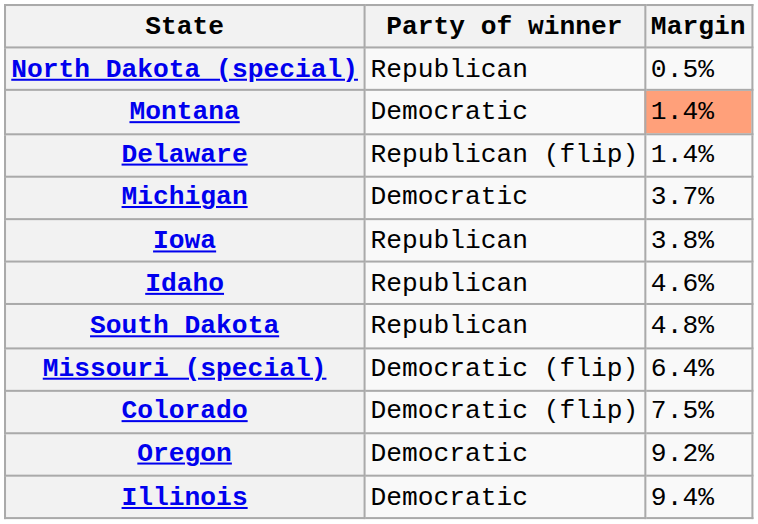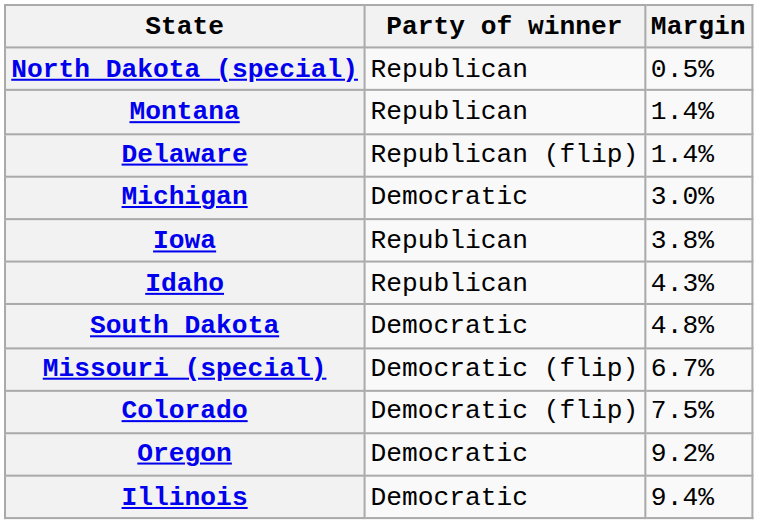(449, 112) Democratic -> (449, 112) Republican
(682, 112) lightsalmon background -> (682, 112) no background
(682, 198) 3.7% -> (682, 198) 3.0%
(682, 283) 4.6% -> (682, 283) 4.3%
(449, 326) Republican -> (449, 326) Democratic
(682, 369) 6.4% -> (682, 369) 6.7%
